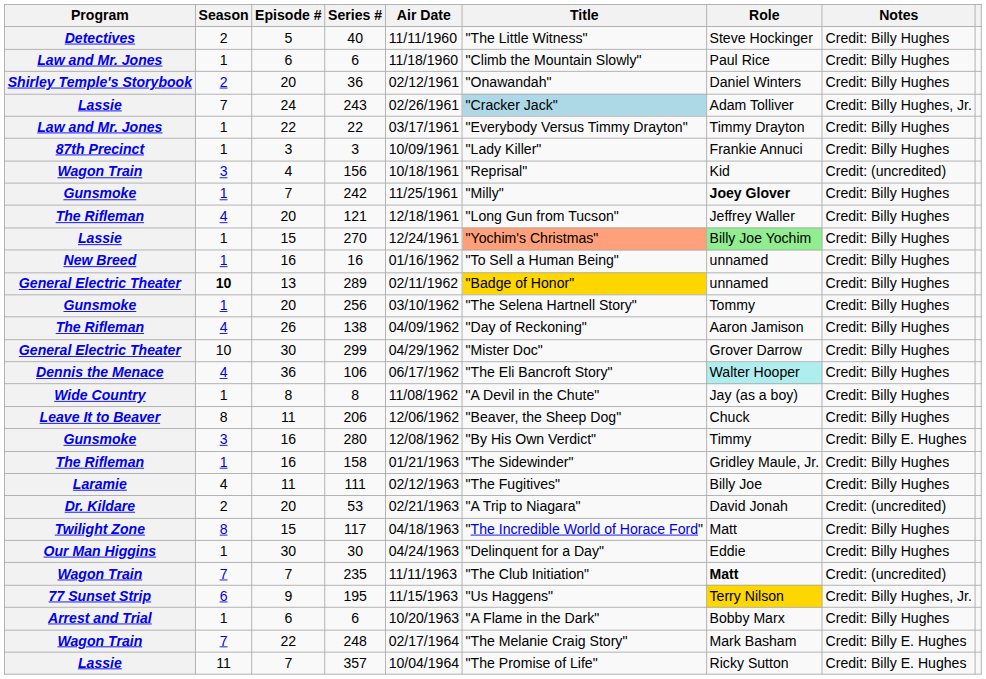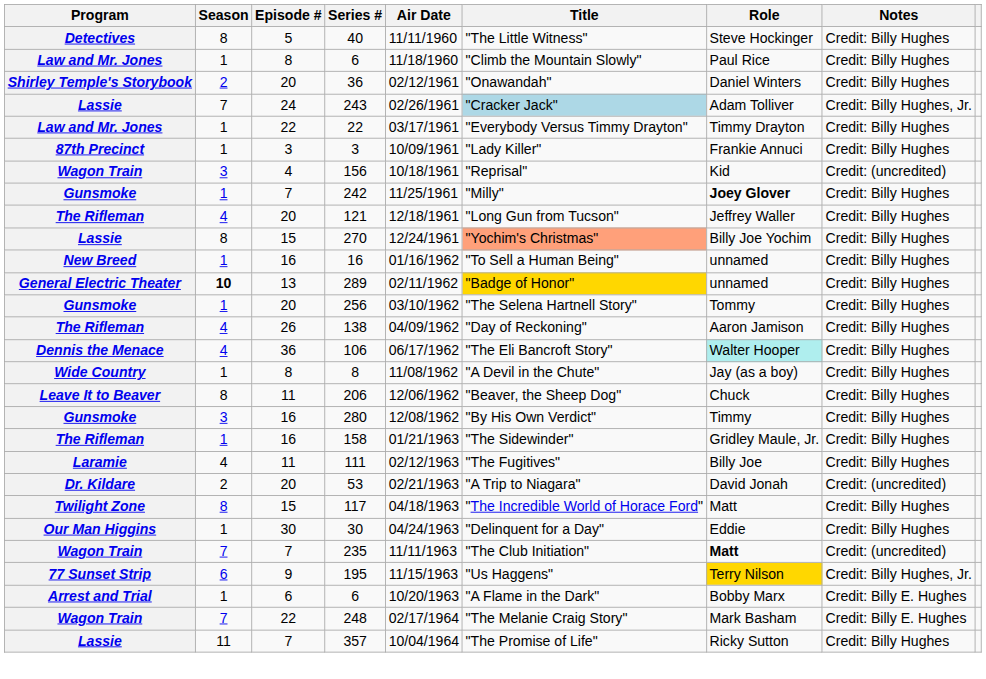(224, 37) 2 -> (224, 37) 8
(288, 60) 6 -> (288, 60) 8
(224, 238) 1 -> (224, 238) 8
(760, 238) lightgreen background -> (760, 238) no background
- row: (100, 350)
(896, 439) Credit: Billy E. Hughes -> (887, 417) Credit: Billy Hughes
(887, 618) Credit: Billy Hughes -> (896, 596) Credit: Billy E. Hughes
(896, 663) Credit: Billy E. Hughes -> (887, 640) Credit: Billy Hughes
